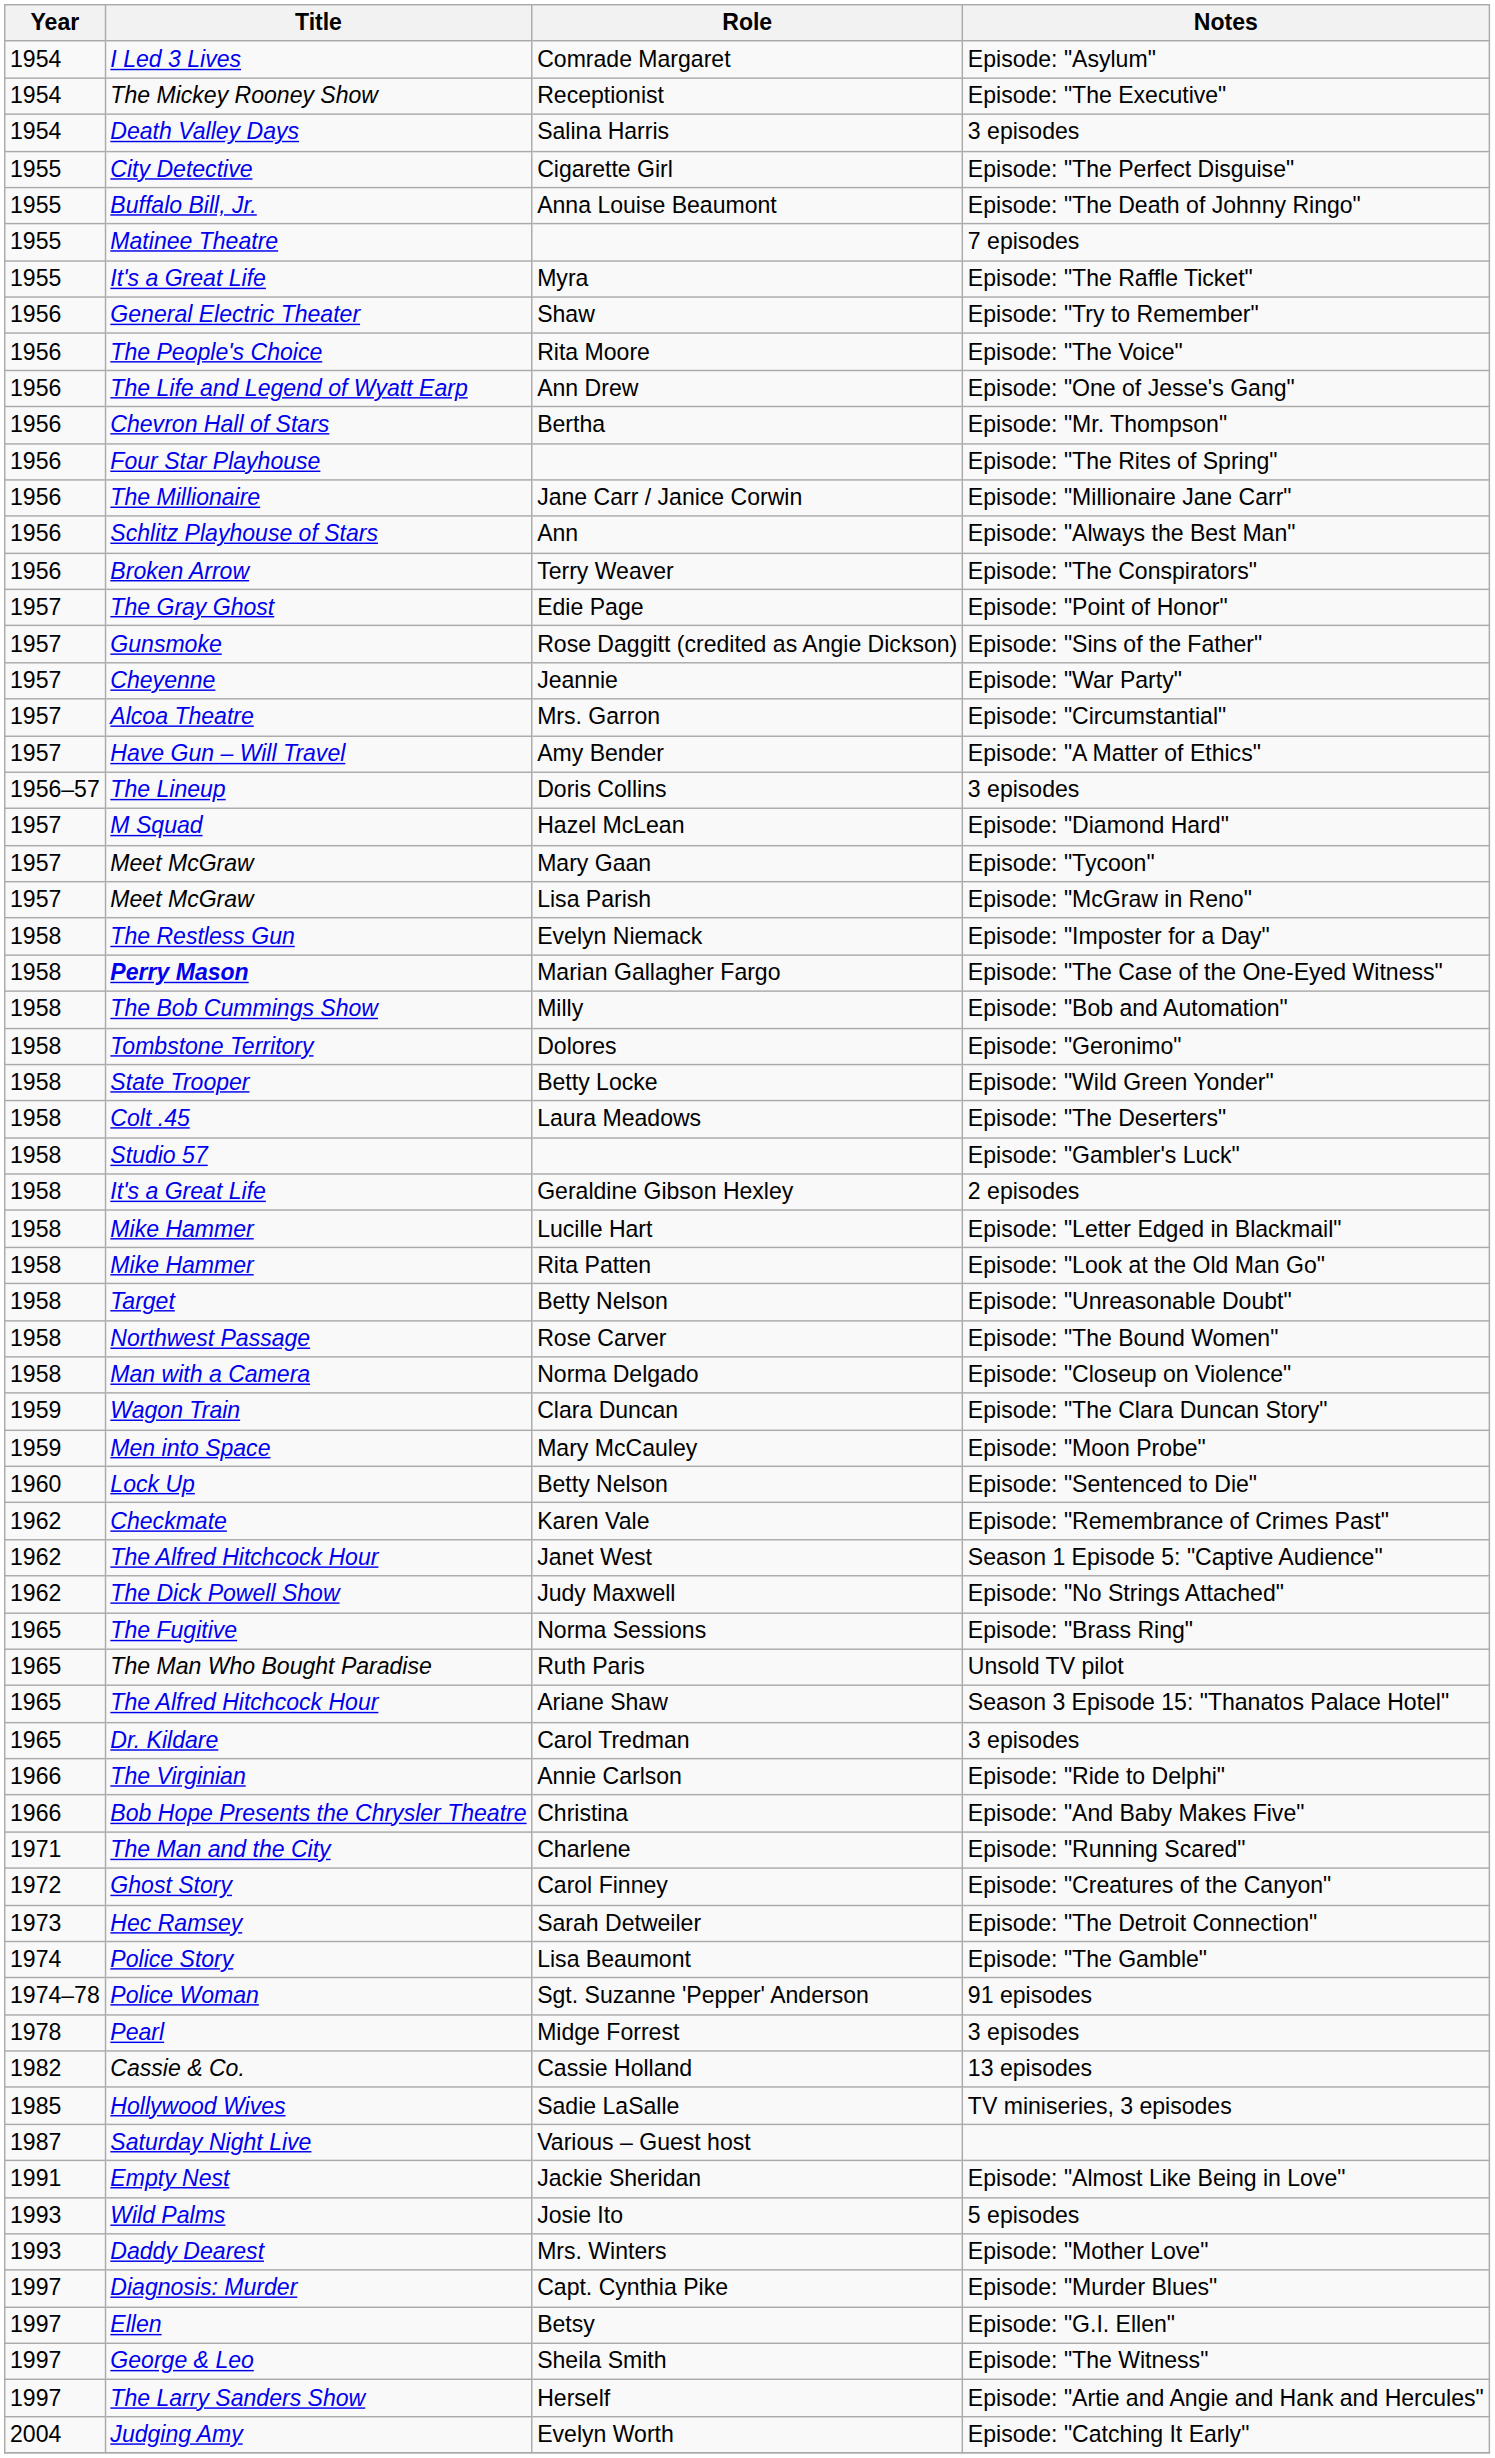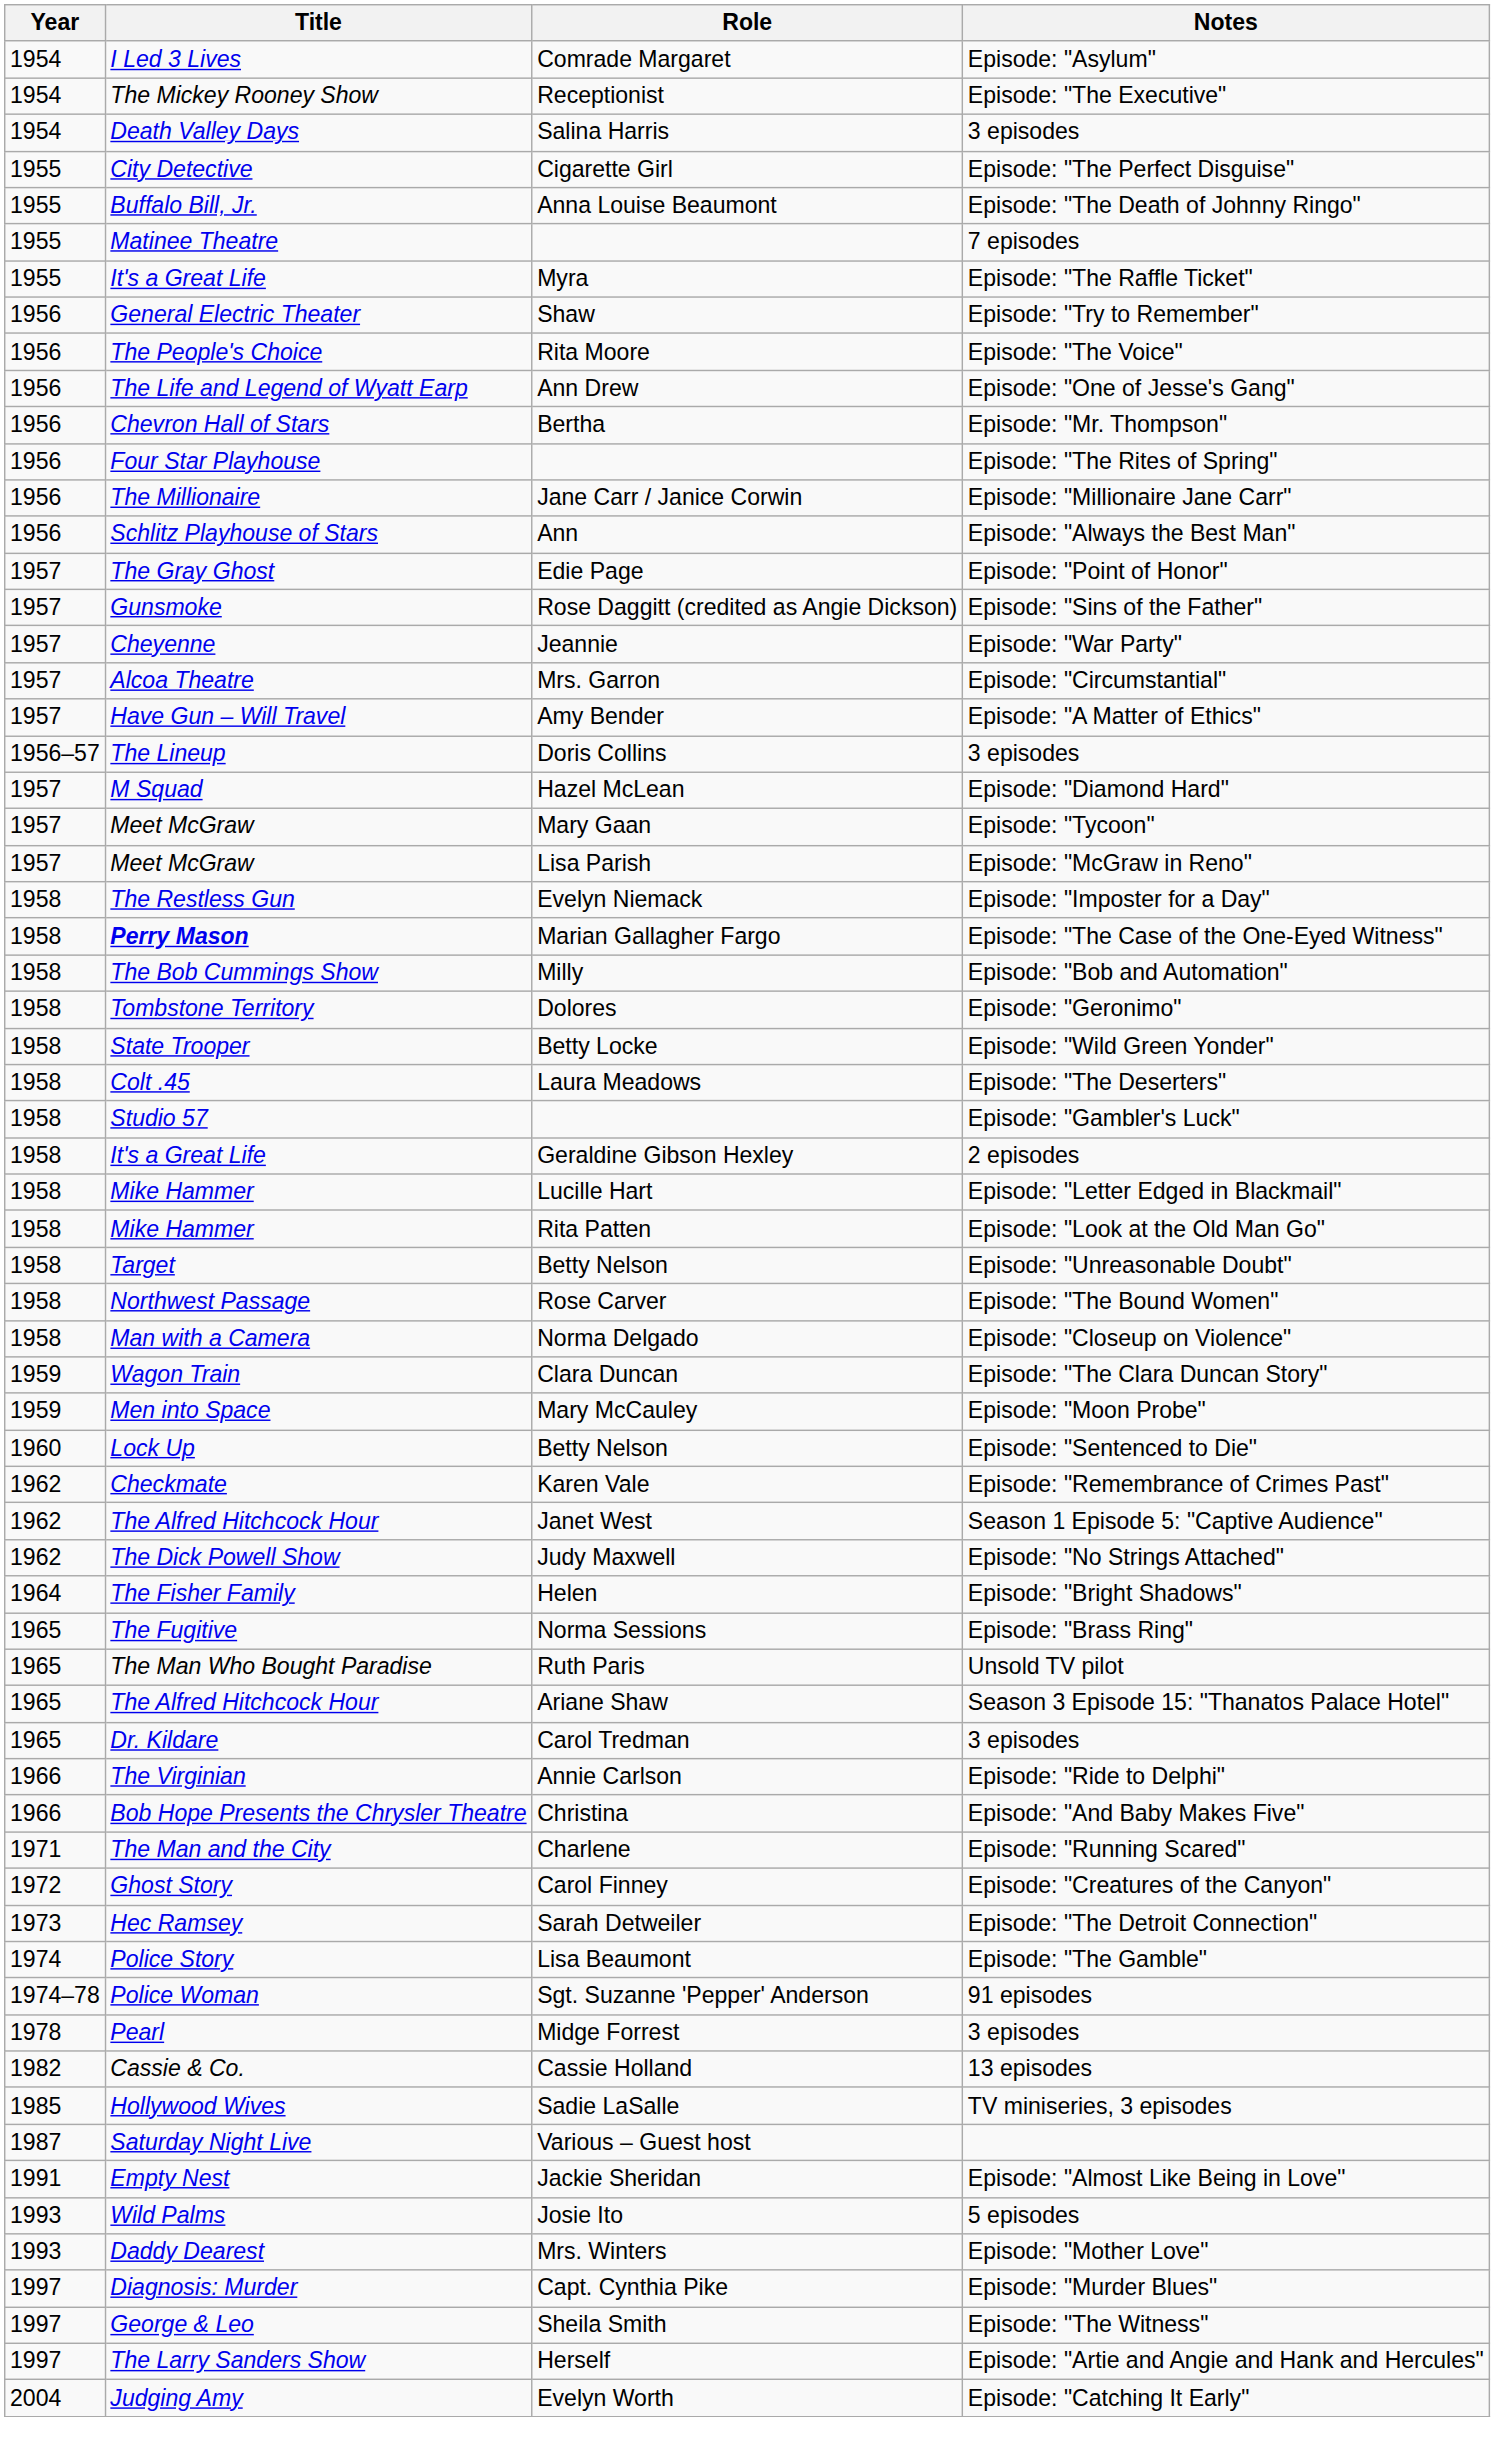- row: (605, 570)
+ row: (567, 1593)
- row: (566, 2324)
